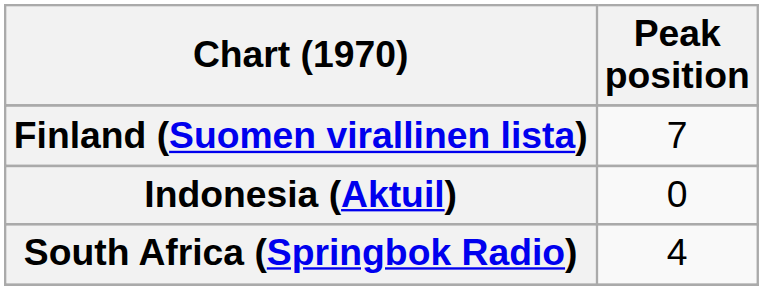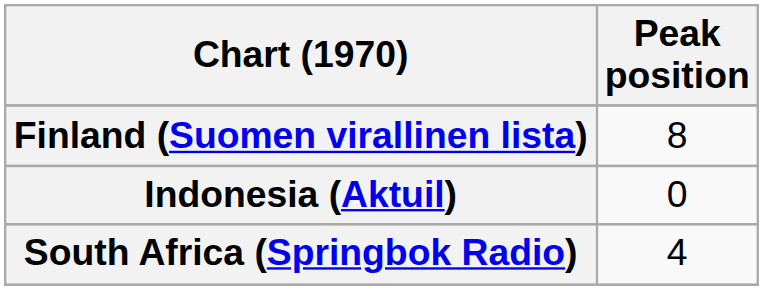(677, 135) 7 -> (677, 135) 8
